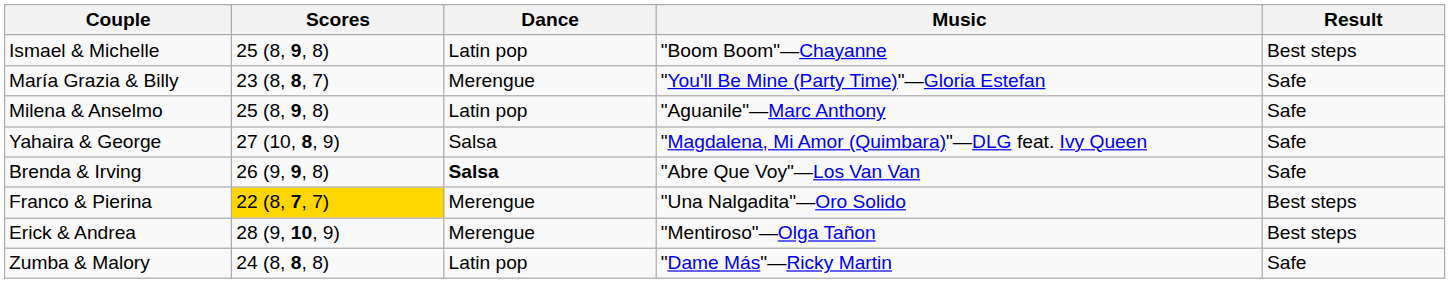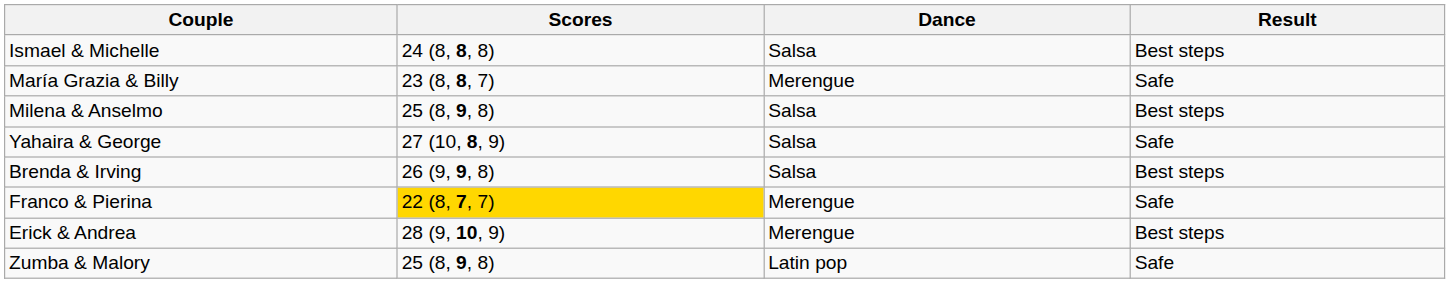- column: (959, 19)
(283, 50) 25 (8, 9, 8) -> (448, 50) 24 (8, 8, 8)
(488, 50) Latin pop -> (792, 50) Salsa
(488, 111) Latin pop -> (792, 111) Salsa
(1287, 111) Safe -> (1179, 111) Best steps
(474, 171) bold -> (792, 171) normal
(1287, 171) Safe -> (1179, 171) Best steps
(1312, 202) Best steps -> (1154, 202) Safe
(283, 263) 24 (8, 8, 8) -> (448, 263) 25 (8, 9, 8)
